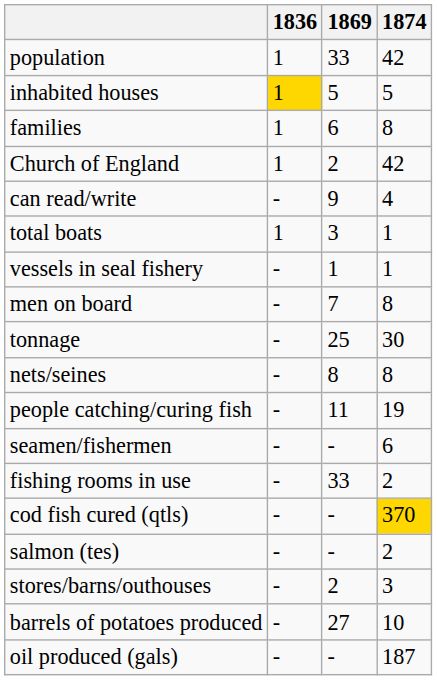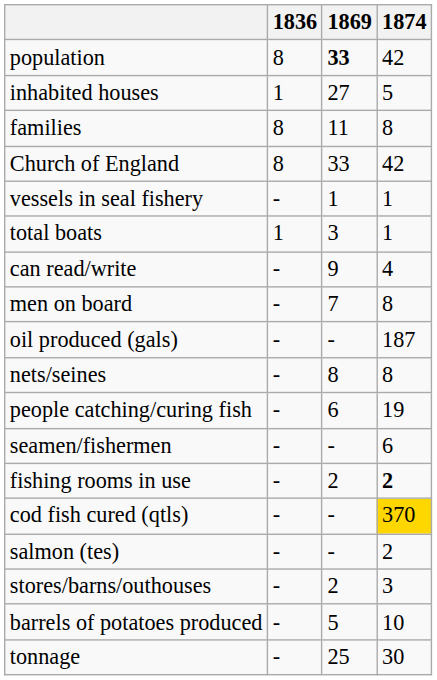(278, 57) 1 -> (278, 57) 8
(339, 57) normal -> (339, 57) bold
(278, 92) gold background -> (278, 92) no background
(333, 92) 5 -> (339, 92) 27
(278, 127) 1 -> (278, 127) 8
(333, 127) 6 -> (338, 127) 11
(278, 163) 1 -> (278, 163) 8
(333, 163) 2 -> (339, 163) 33
rows swapped: (73, 198) <-> (106, 269)
rows swapped: (45, 339) <-> (94, 657)
(338, 410) 11 -> (333, 410) 6
(339, 480) 33 -> (333, 480) 2
(388, 480) normal -> (388, 480) bold
(339, 621) 27 -> (333, 621) 5
